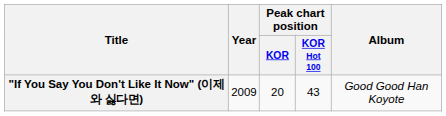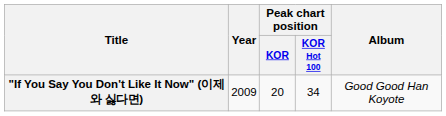(313, 92) 43 -> (313, 92) 34
